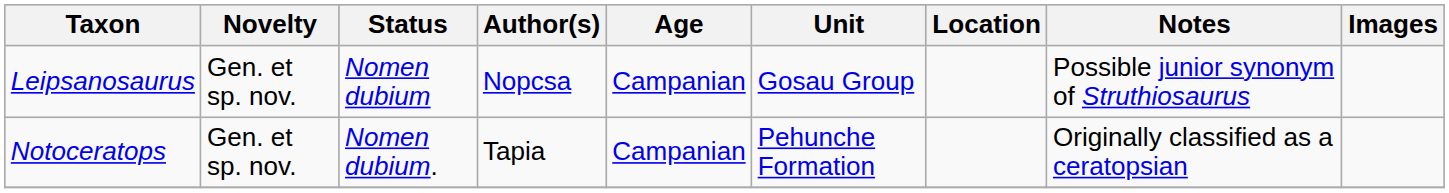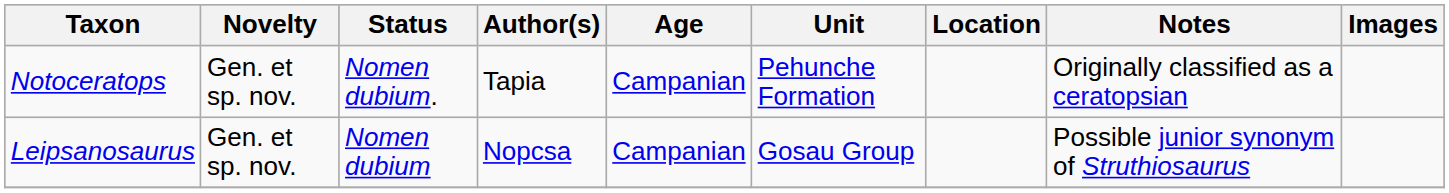rows swapped: (103, 81) <-> (88, 151)
